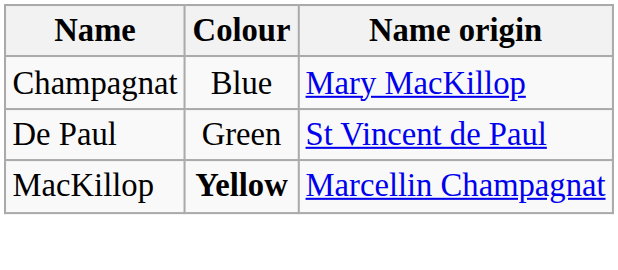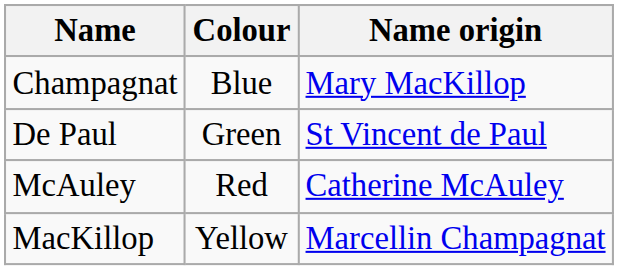+ row: (74, 185)
(242, 185) bold -> (242, 237) normal
